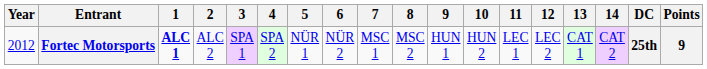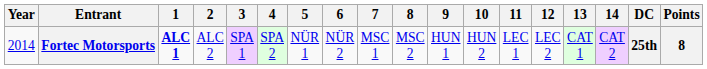(21, 45) 2012 -> (21, 45) 2014
(682, 45) 9 -> (682, 45) 8
